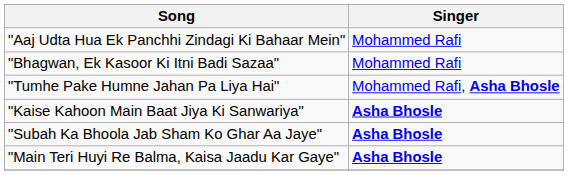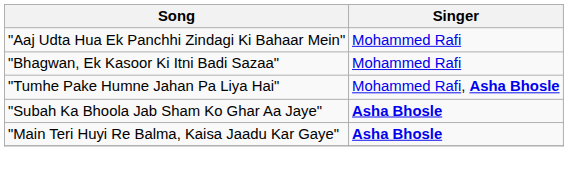- row: (156, 110)
